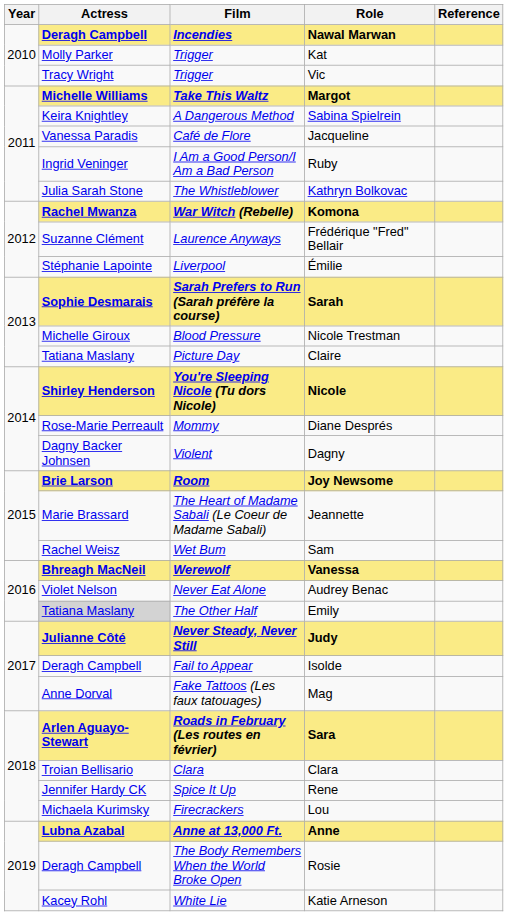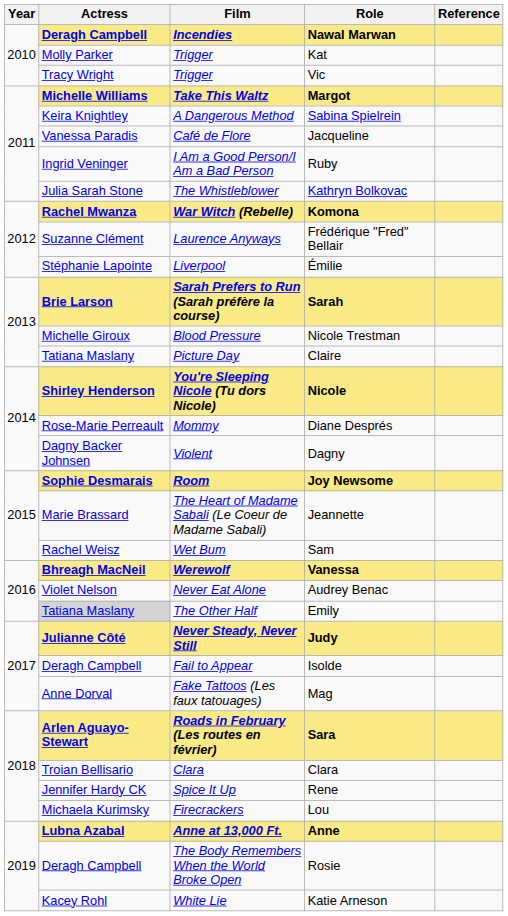(97, 301) Sophie Desmarais -> (77, 301) Brie Larson
(77, 480) Brie Larson -> (97, 480) Sophie Desmarais
